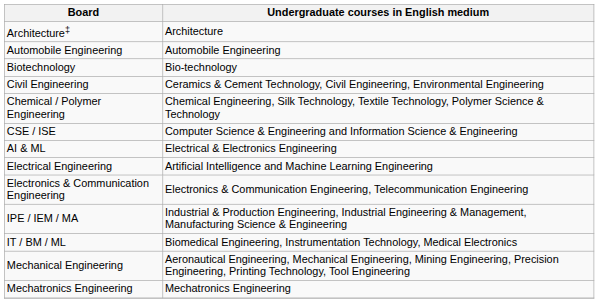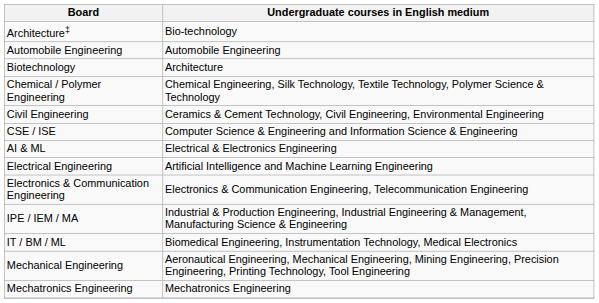(194, 31) Architecture -> (201, 31) Bio-technology
(201, 67) Bio-technology -> (194, 67) Architecture
rows swapped: (48, 85) <-> (54, 108)
